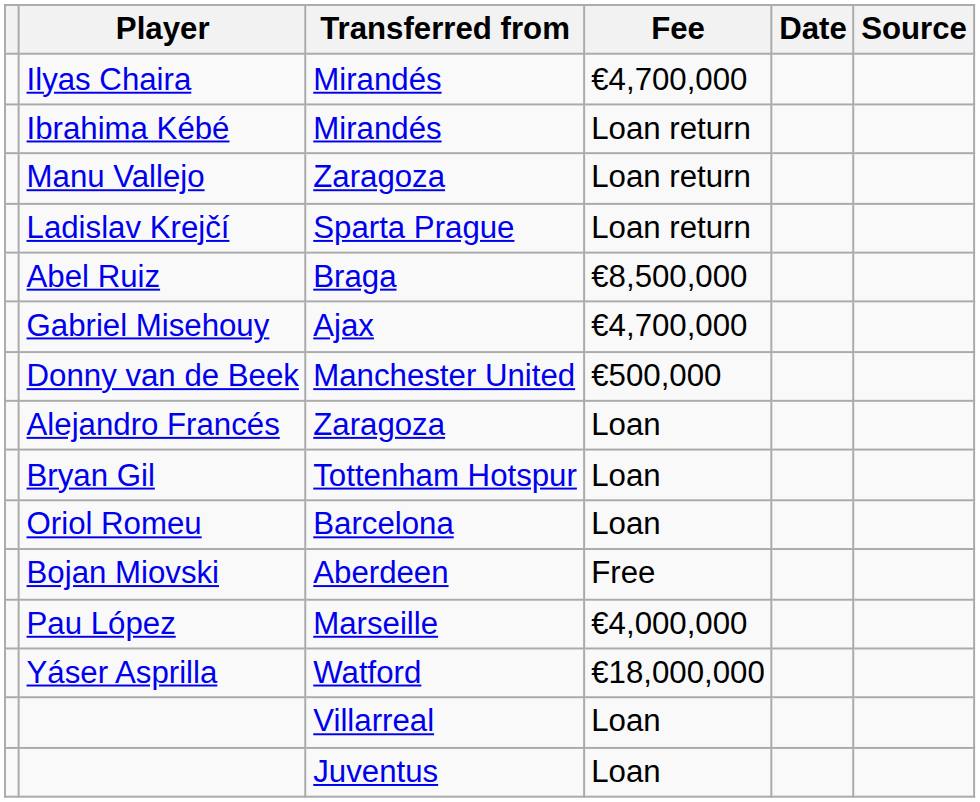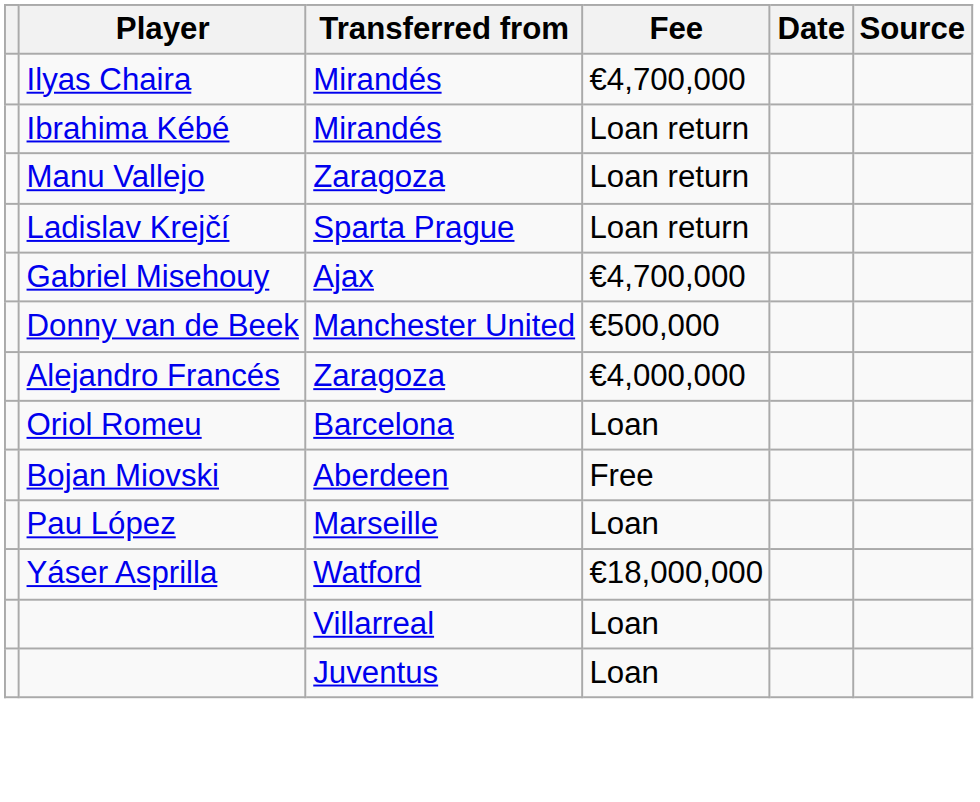- row: (93, 276)
(626, 425) Loan -> (668, 375) €4,000,000
- row: (91, 474)
(669, 623) €4,000,000 -> (624, 524) Loan
